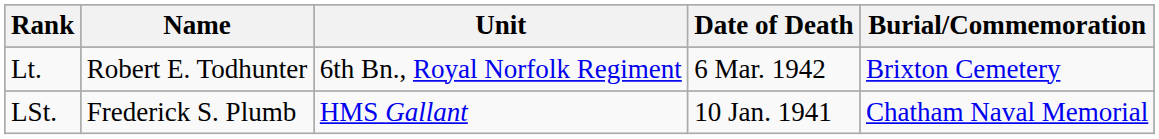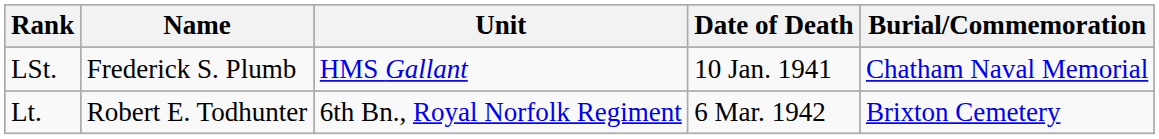rows swapped: (26, 68) <-> (34, 111)
